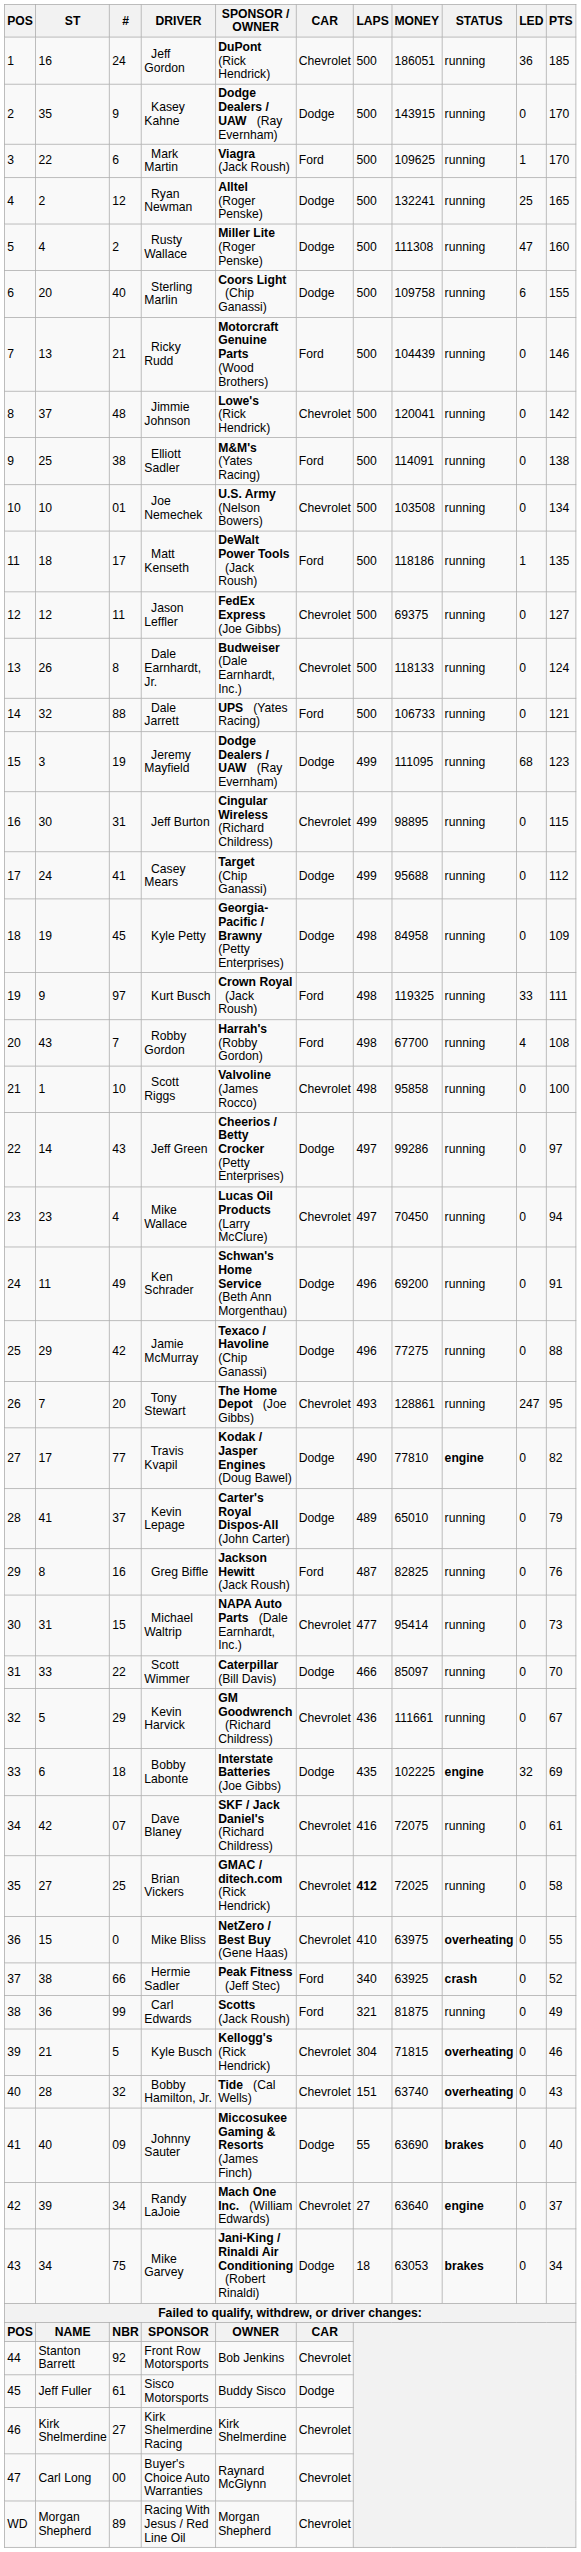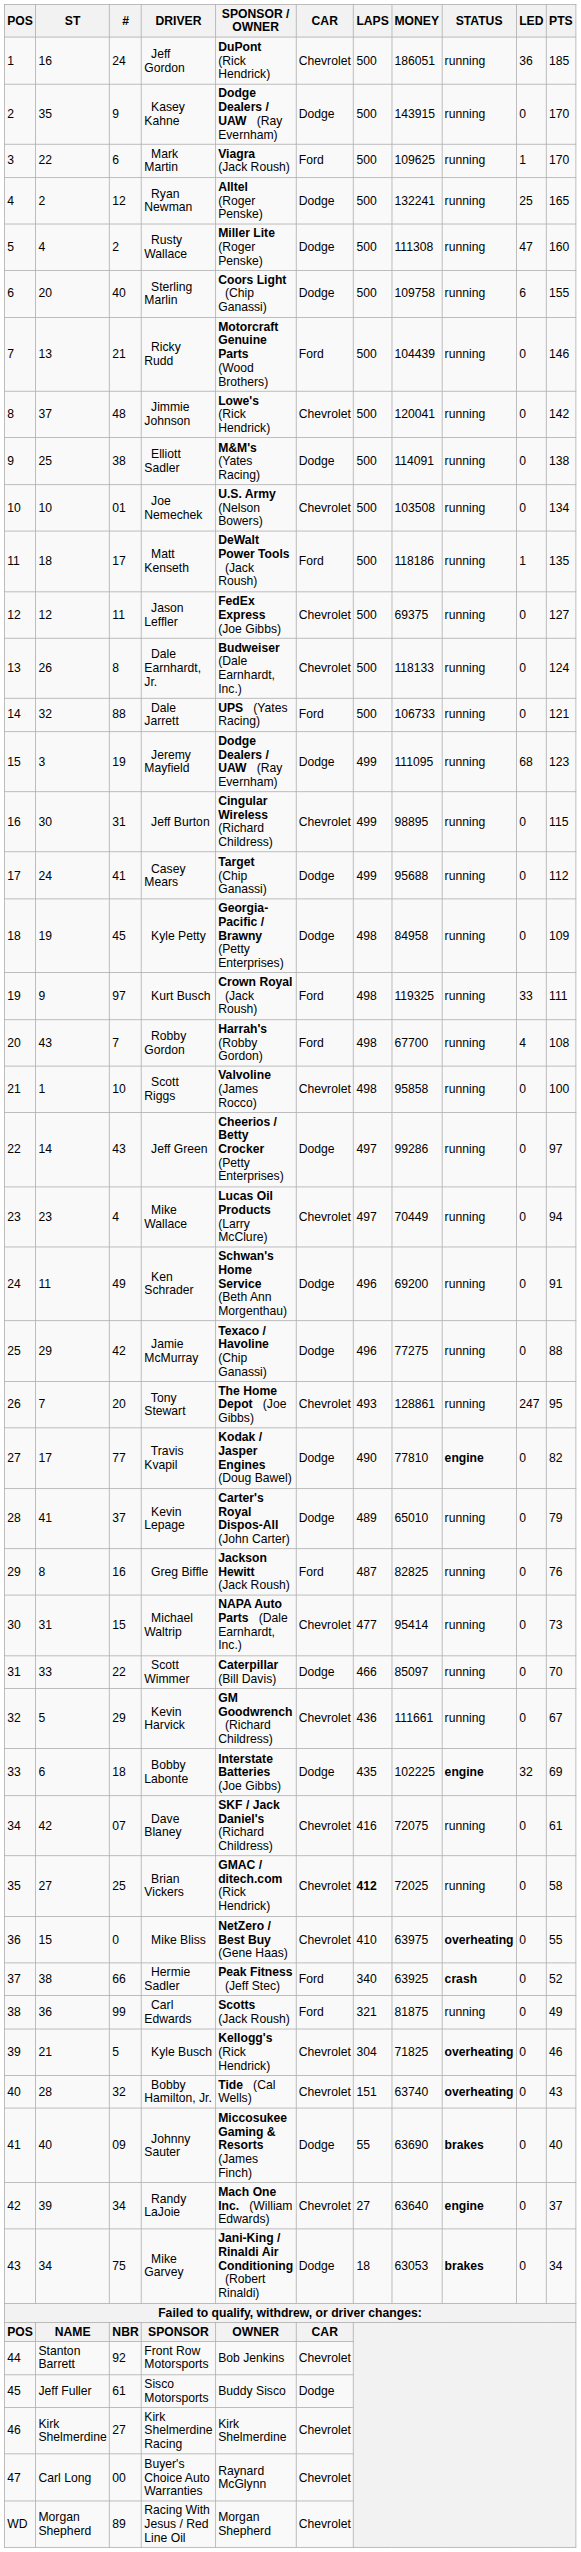(311, 461) Ford -> (317, 461) Dodge
(411, 1216) 70450 -> (411, 1216) 70449
(411, 2052) 71815 -> (411, 2052) 71825
